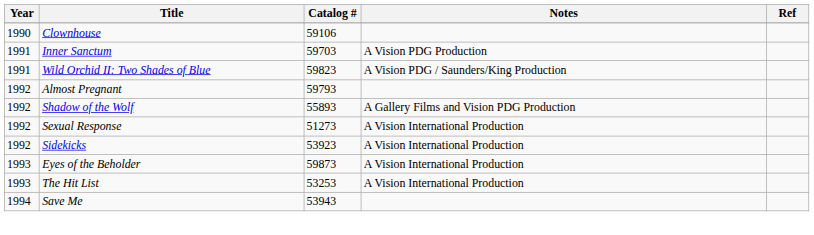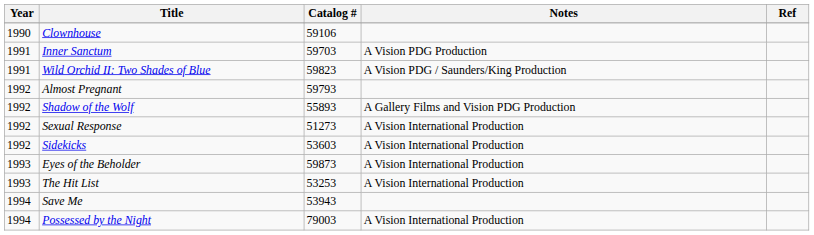(321, 145) 53923 -> (321, 145) 53603
+ row: (97, 220)
